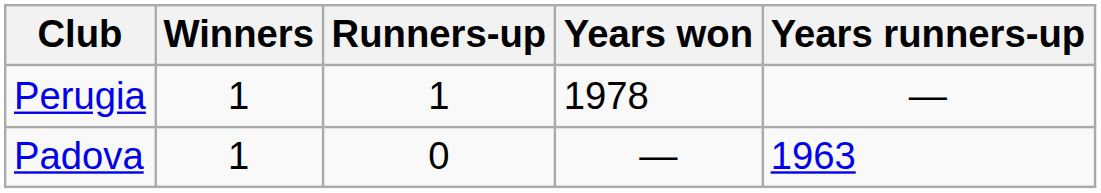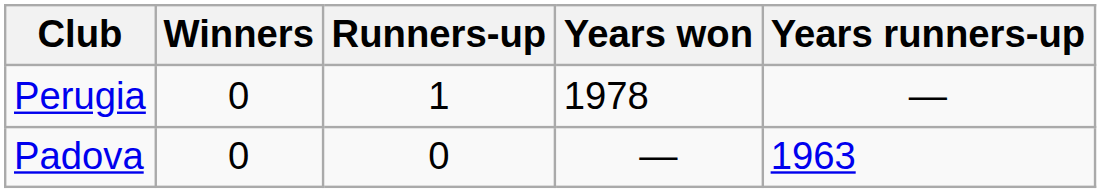(239, 95) 1 -> (239, 95) 0
(239, 156) 1 -> (239, 156) 0
